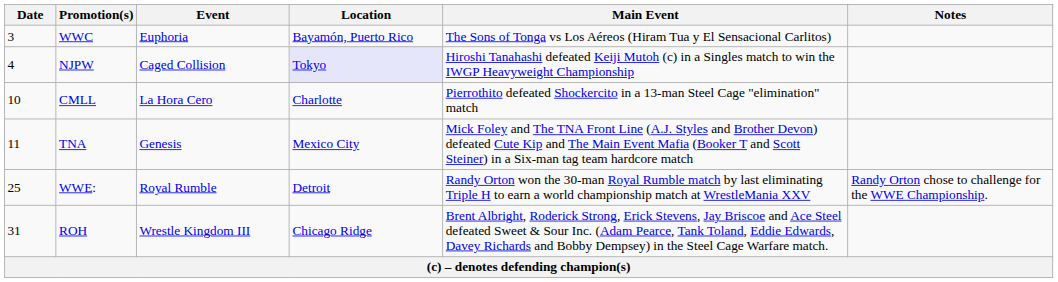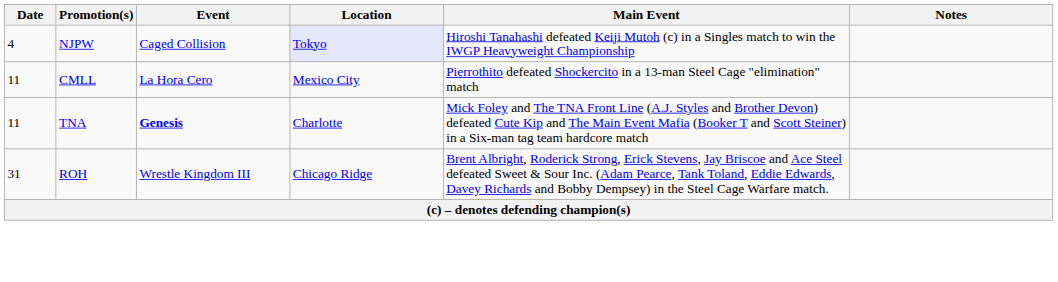- row: (76, 36)
(14, 100) 10 -> (14, 79) 11
(317, 100) Charlotte -> (326, 79) Mexico City
(160, 144) normal -> (161, 123) bold
(326, 144) Mexico City -> (318, 123) Charlotte
- row: (78, 187)
